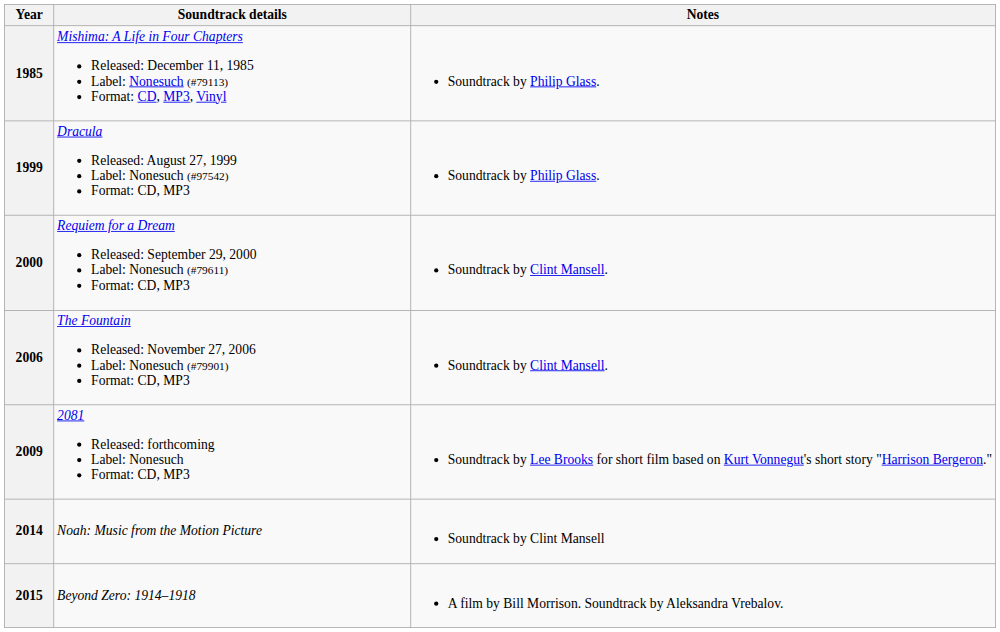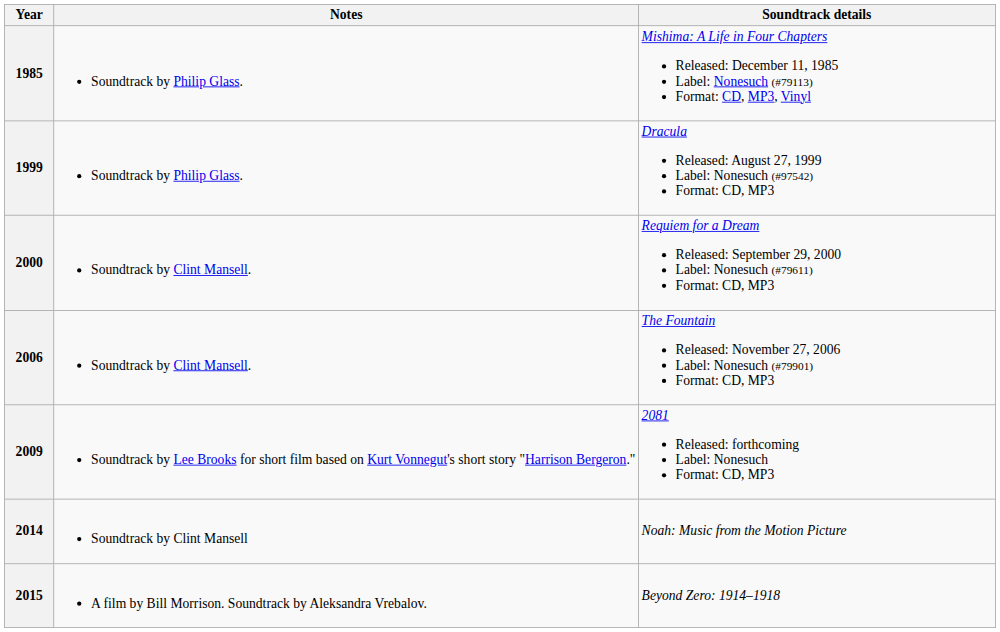columns swapped: (232, 15) <-> (703, 15)
